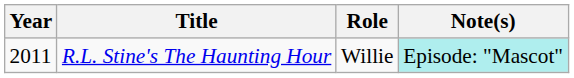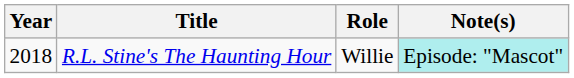(30, 55) 2011 -> (31, 55) 2018
